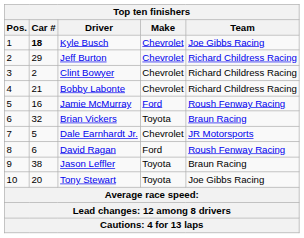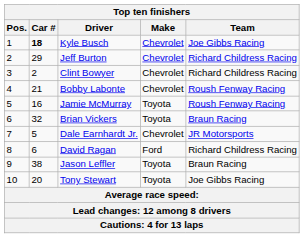(243, 89) Richard Childress Racing -> (237, 89) Roush Fenway Racing
(152, 104) Ford -> (157, 104) Toyota
(237, 150) Roush Fenway Racing -> (243, 150) Richard Childress Racing
